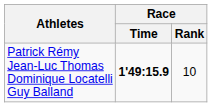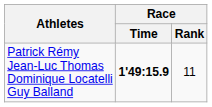(189, 73) 10 -> (189, 73) 11
